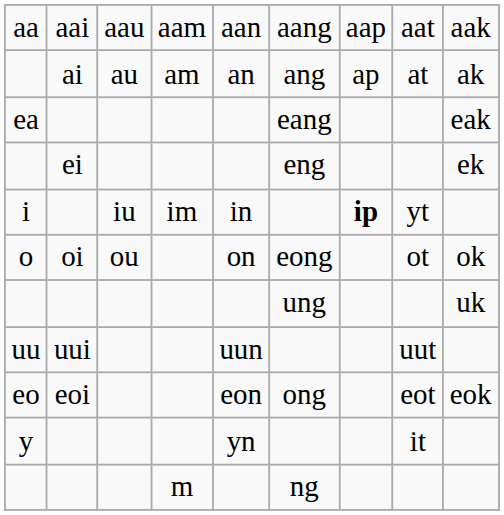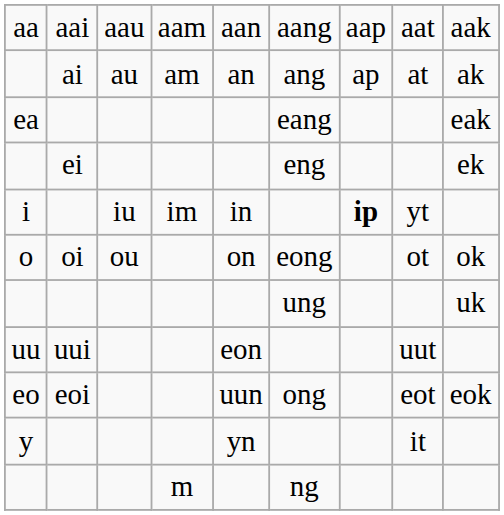(241, 348) uun -> (241, 348) eon
(241, 394) eon -> (241, 394) uun
